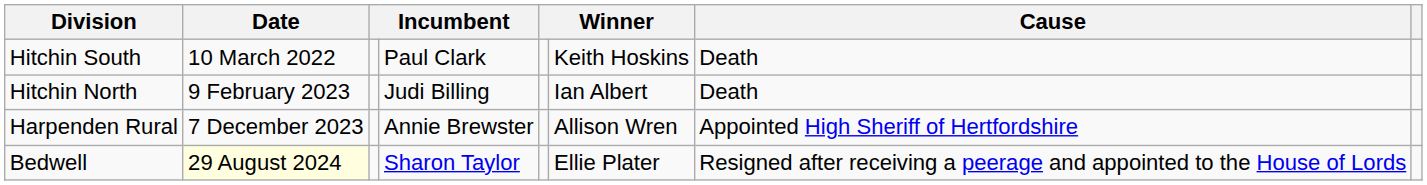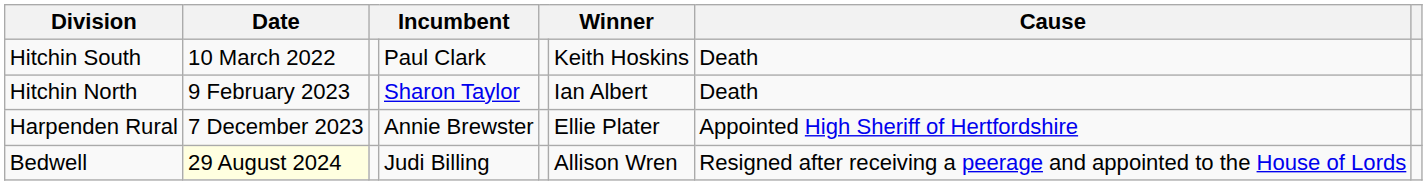(437, 92) Judi Billing -> (452, 92) Sharon Taylor
(616, 127) Allison Wren -> (607, 127) Ellie Plater
(452, 162) Sharon Taylor -> (437, 162) Judi Billing
(607, 162) Ellie Plater -> (616, 162) Allison Wren
